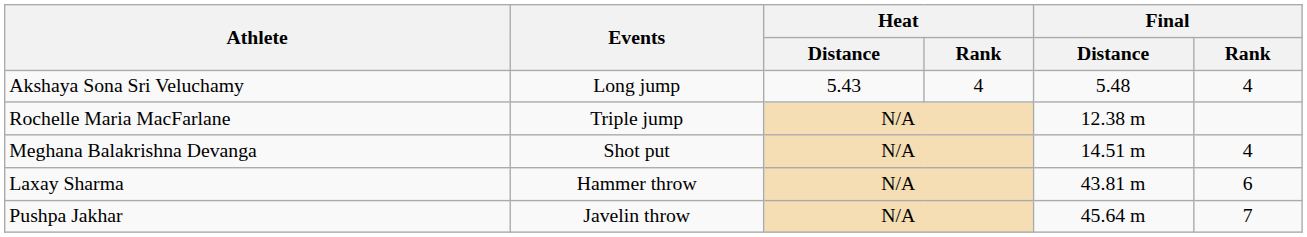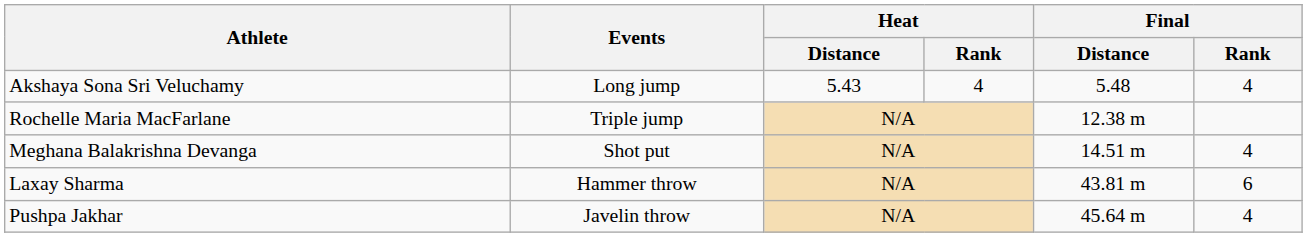(1248, 216) 7 -> (1248, 216) 4
